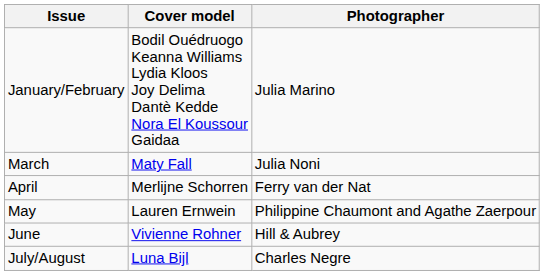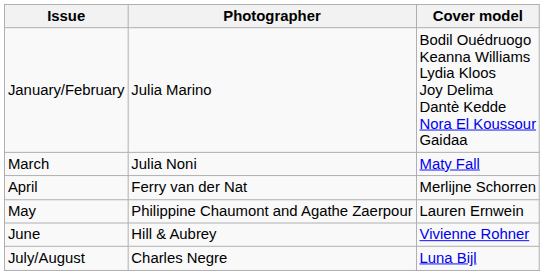columns swapped: (190, 16) <-> (395, 16)
